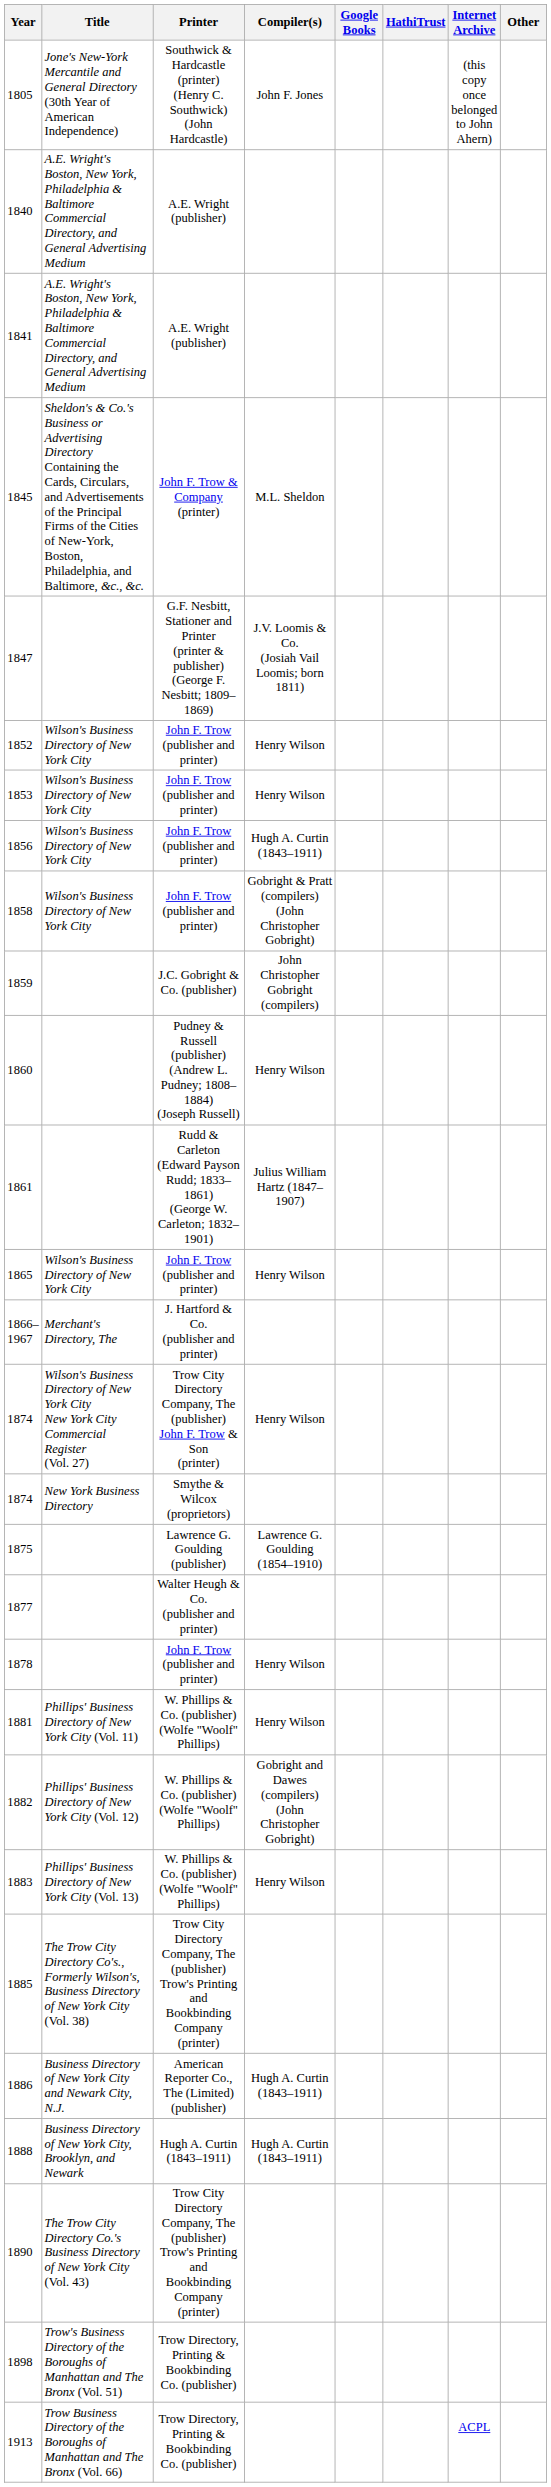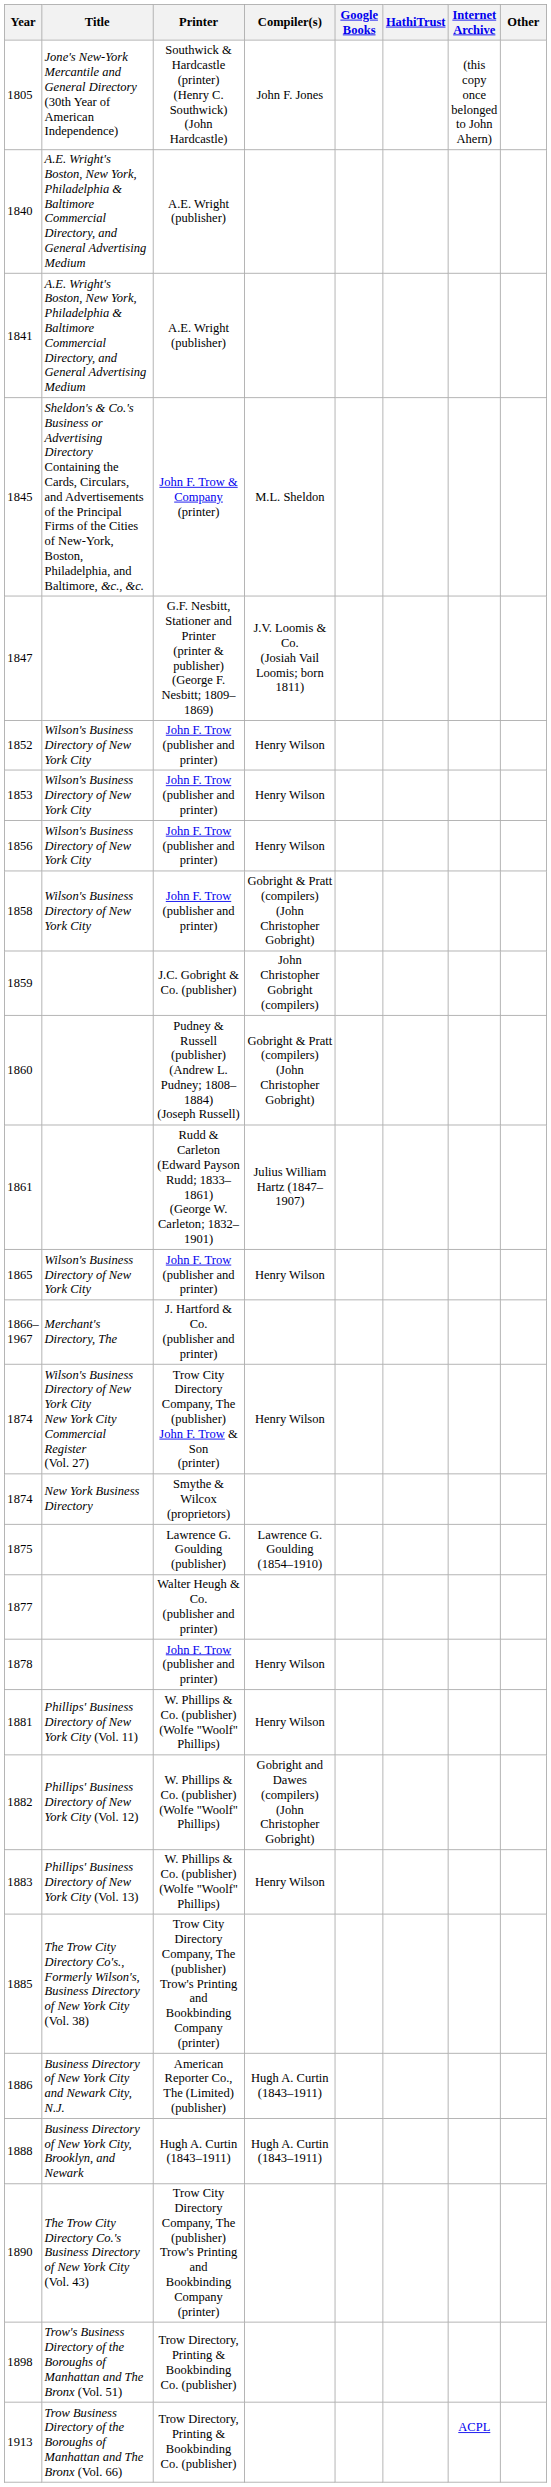(290, 846) Hugh A. Curtin (1843–1911) -> (290, 846) Henry Wilson
(290, 1070) Henry Wilson -> (290, 1070) Gobright & Pratt (compilers) (John Christopher Gobright)
